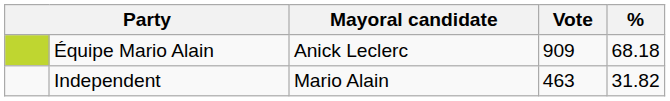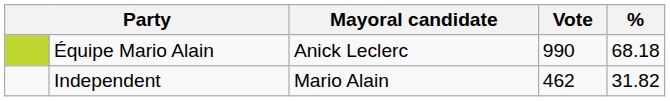(559, 50) 909 -> (559, 50) 990
(559, 80) 463 -> (559, 80) 462
